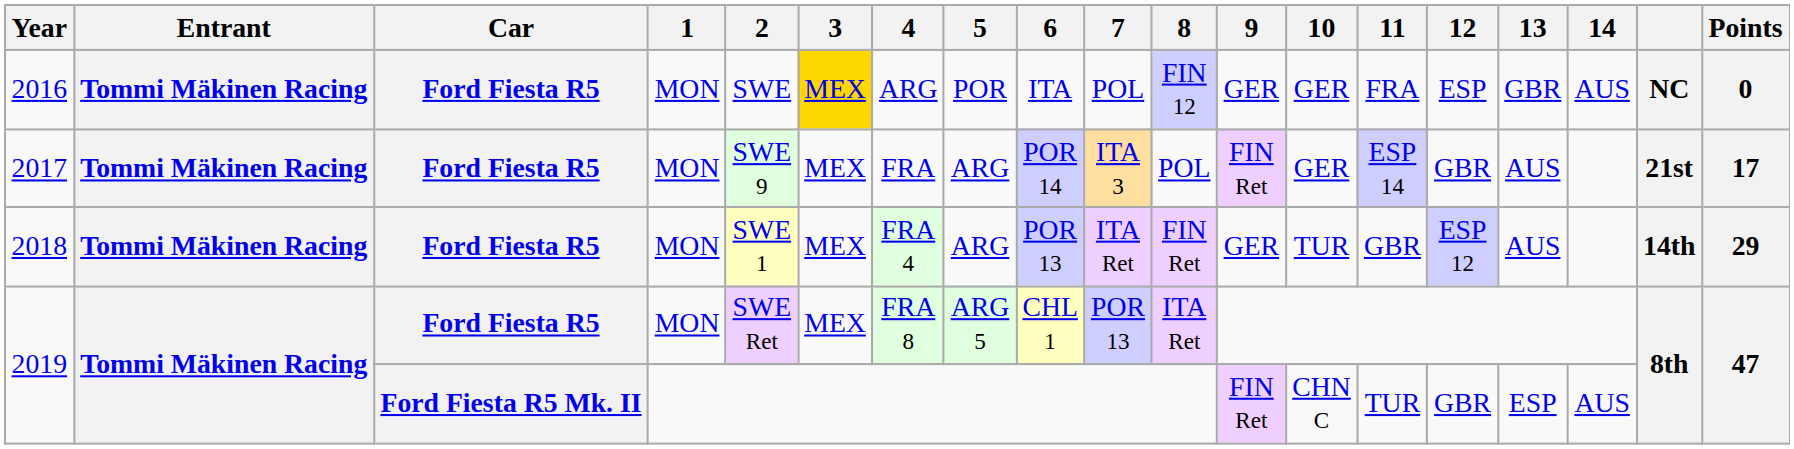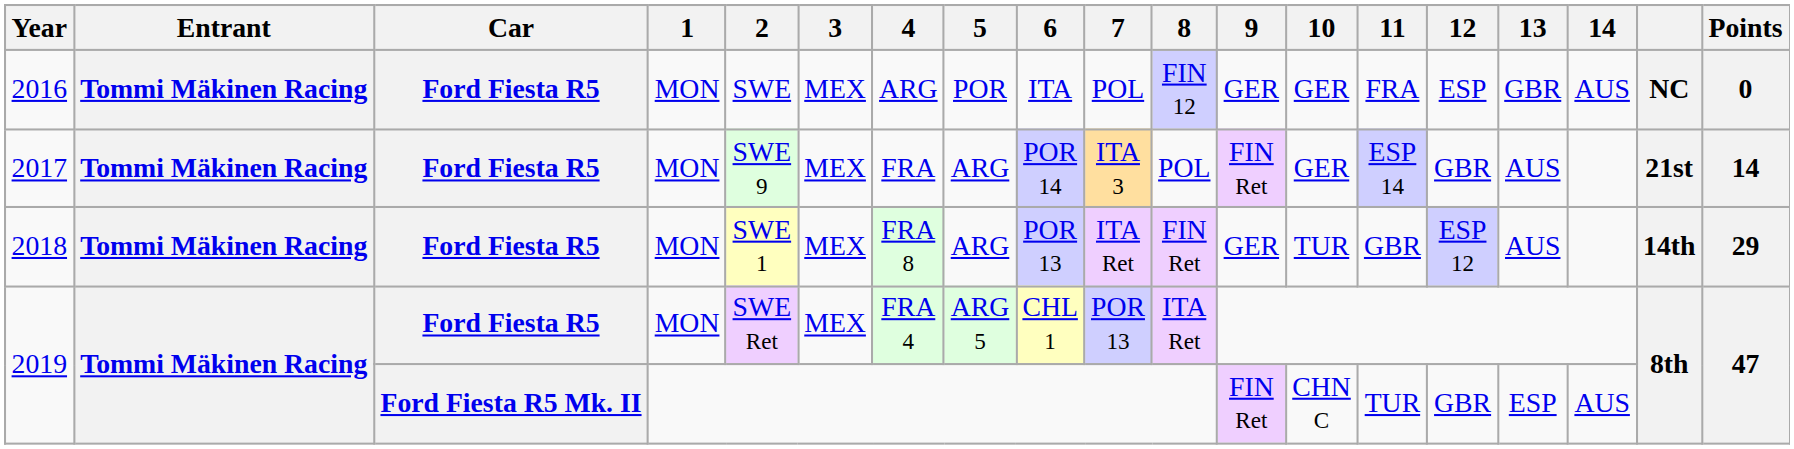(835, 89) gold background -> (835, 89) no background
(1746, 167) 17 -> (1746, 167) 14
(908, 244) FRA 4 -> (908, 244) FRA 8
(908, 323) FRA 8 -> (908, 323) FRA 4
